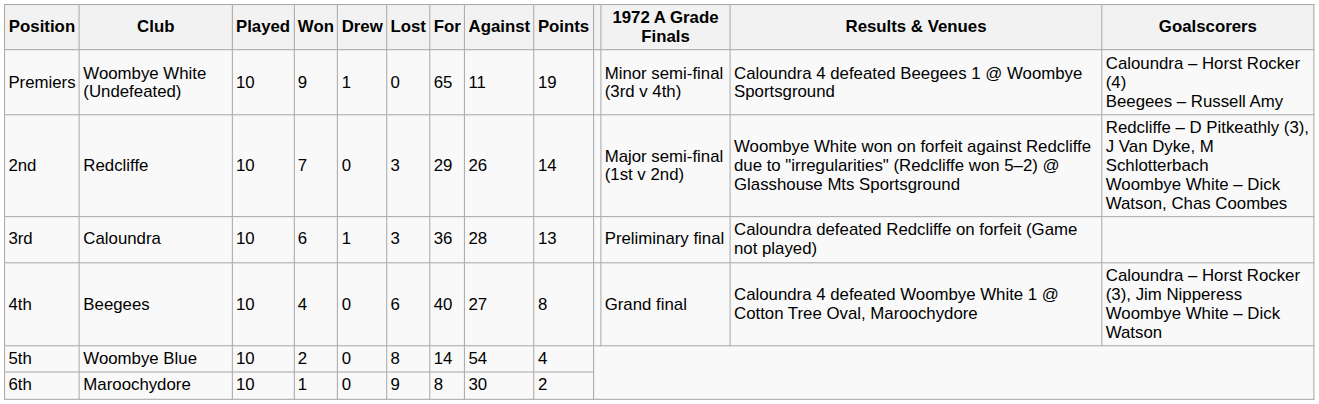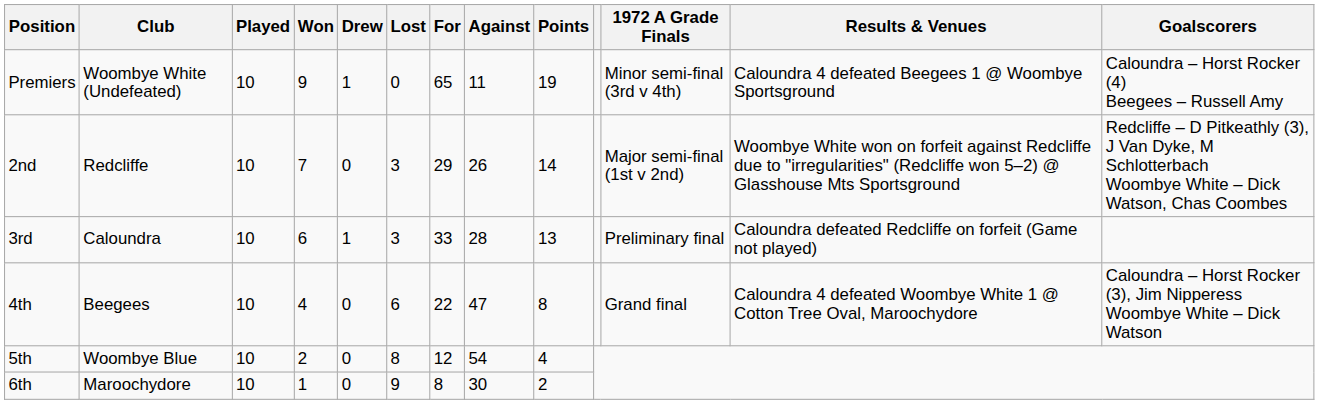(443, 239) 36 -> (443, 239) 33
(443, 303) 40 -> (443, 303) 22
(478, 303) 27 -> (478, 303) 47
(443, 358) 14 -> (443, 358) 12
